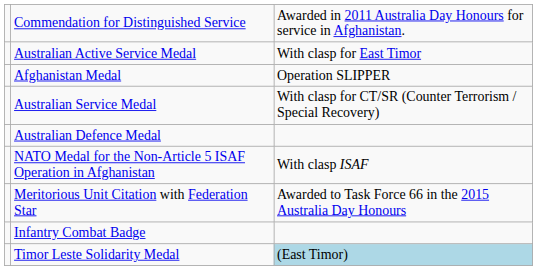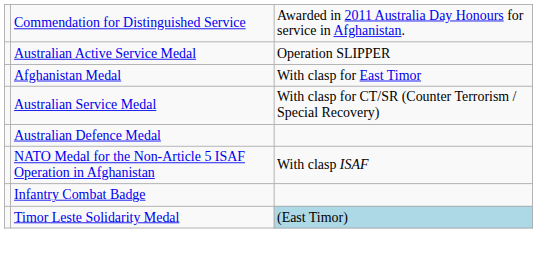(349, 53) With clasp for East Timor -> (334, 53) Operation SLIPPER
(334, 75) Operation SLIPPER -> (349, 75) With clasp for East Timor
- row: (131, 202)
